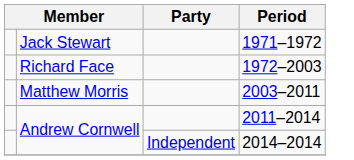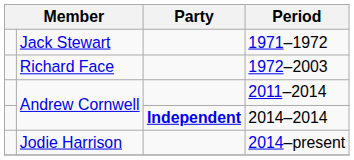- row: (281, 92)
(191, 142) normal -> (194, 117) bold
+ row: (297, 142)
